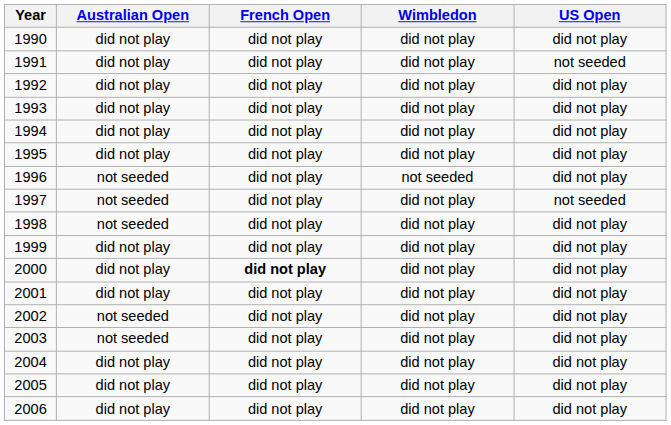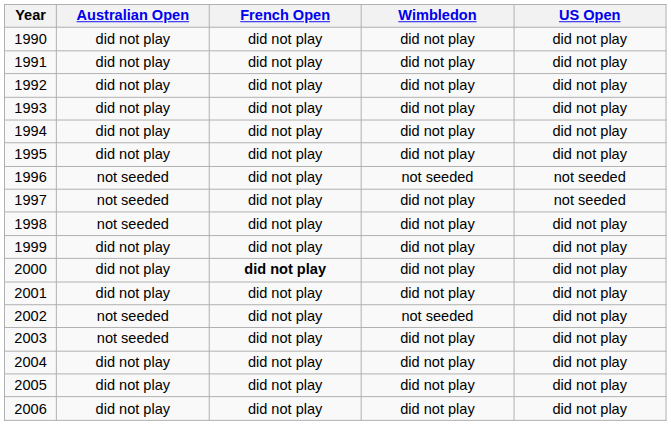(590, 62) not seeded -> (590, 62) did not play
(590, 177) did not play -> (590, 177) not seeded
(437, 316) did not play -> (437, 316) not seeded
